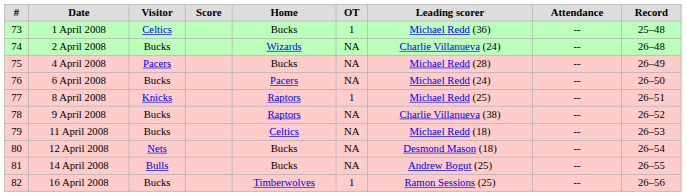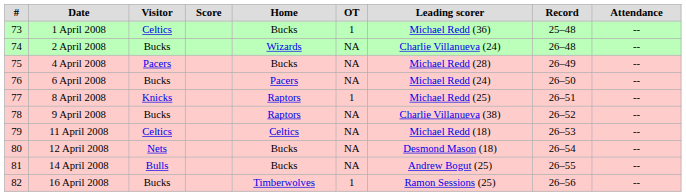columns swapped: (577, 13) <-> (651, 13)
(157, 132) Bucks -> (157, 132) Celtics
